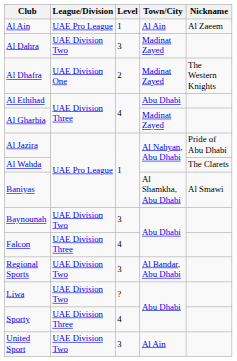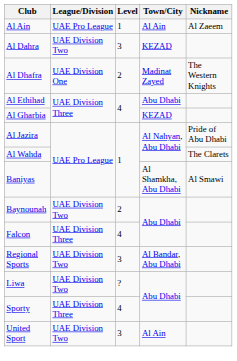(157, 46) Madinat Zayed -> (157, 46) KEZAD
(157, 120) Madinat Zayed -> (157, 115) KEZAD
(119, 220) 3 -> (119, 209) 2
